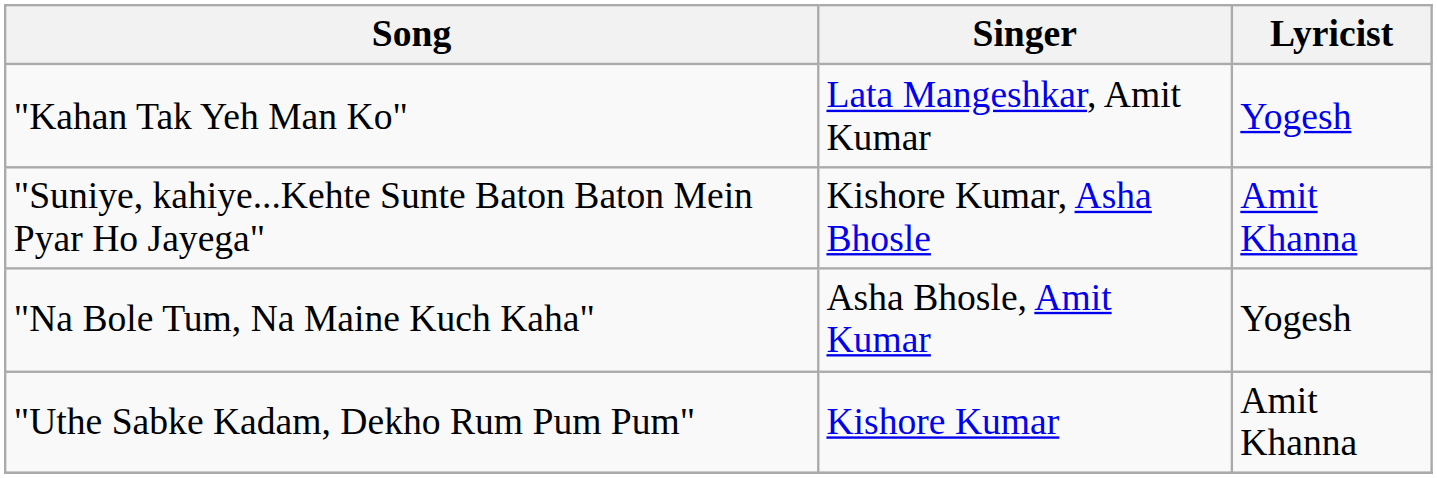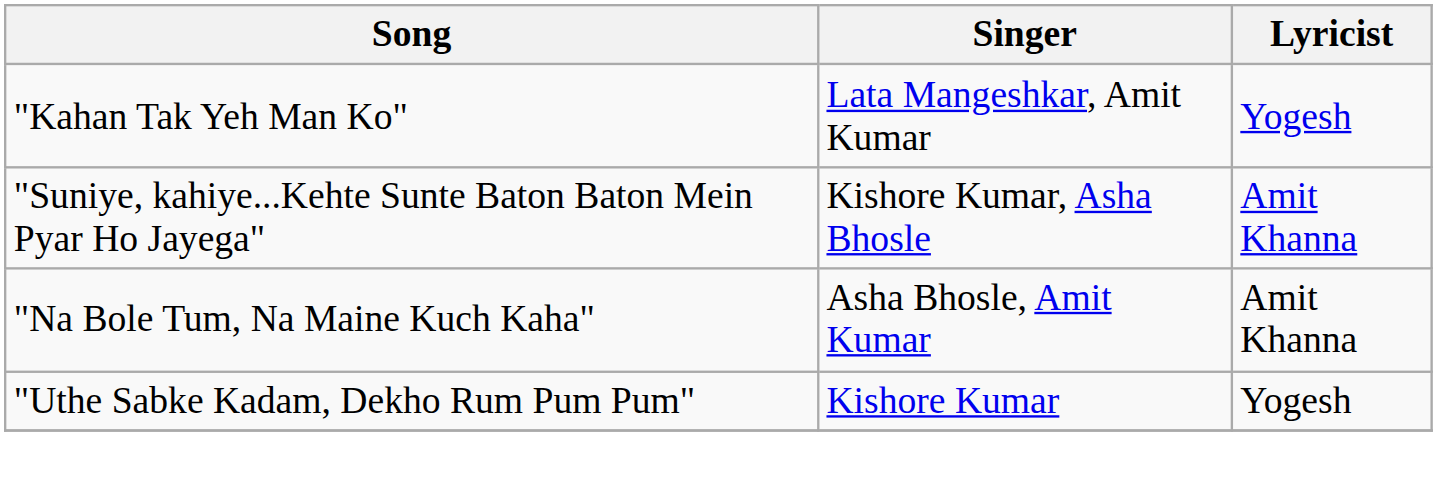(1296, 318) Yogesh -> (1299, 318) Amit Khanna
(1299, 420) Amit Khanna -> (1296, 399) Yogesh
